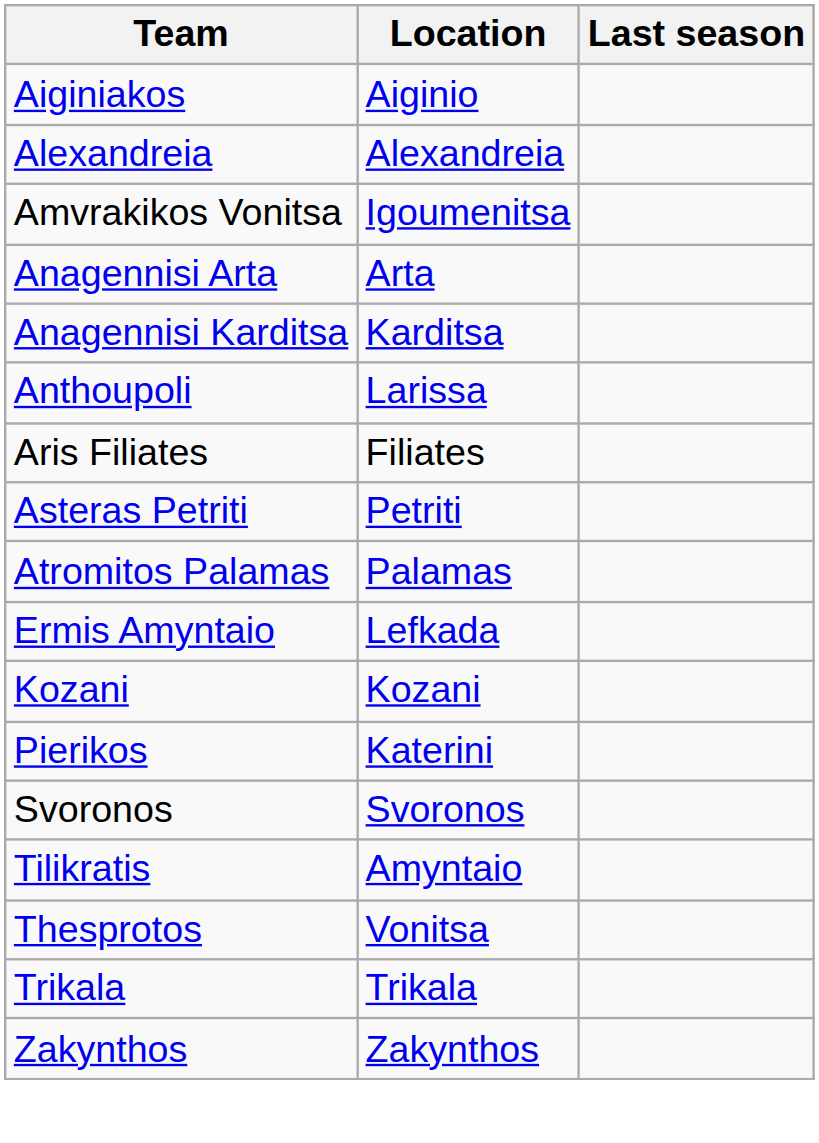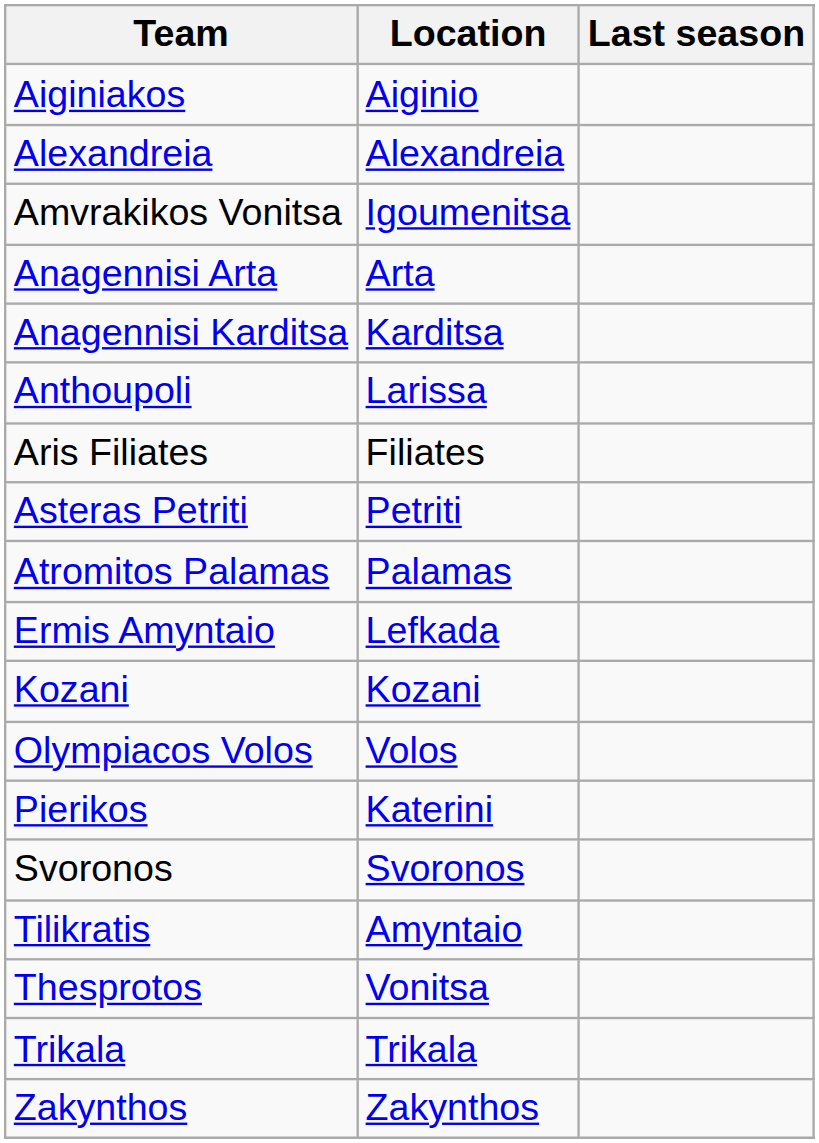+ row: (163, 749)
